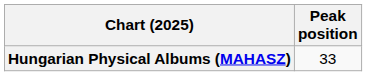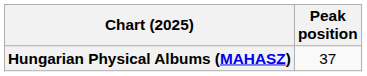(328, 58) 33 -> (328, 58) 37
